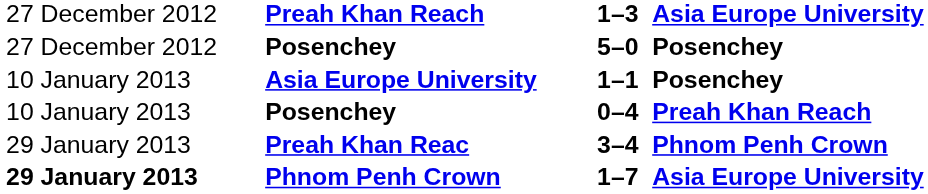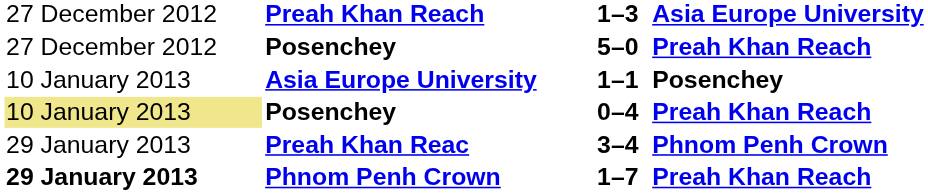(718, 46) Posenchey -> (762, 46) Preah Khan Reach
(98, 112) no background -> (98, 112) khaki background
(788, 177) Asia Europe University -> (762, 177) Preah Khan Reach
